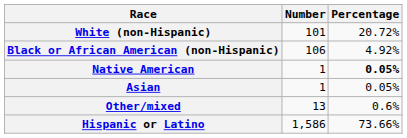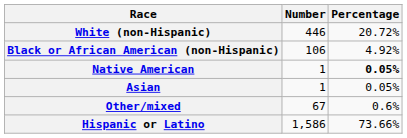(316, 32) 101 -> (316, 32) 446
(319, 106) 13 -> (319, 106) 67
